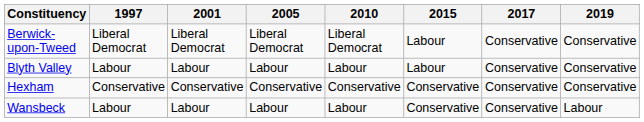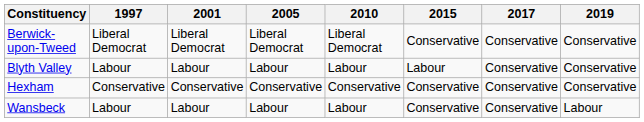(426, 41) Labour -> (443, 41) Conservative
